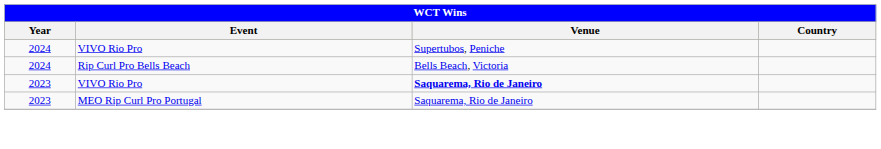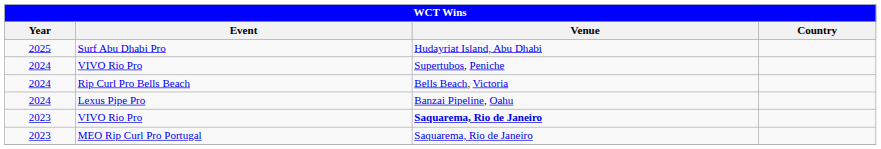+ row: (40, 48)
+ row: (40, 100)
